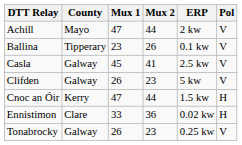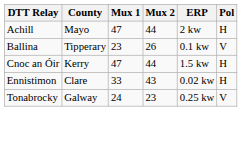(223, 30) V -> (223, 30) H
- row: (19, 64)
- row: (23, 81)
(151, 115) 36 -> (151, 81) 43
(116, 132) 26 -> (116, 98) 24
